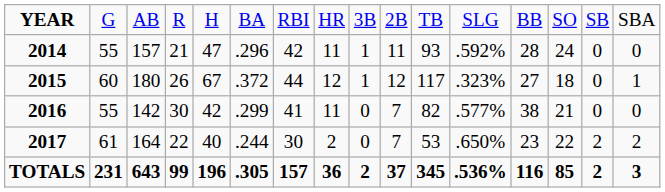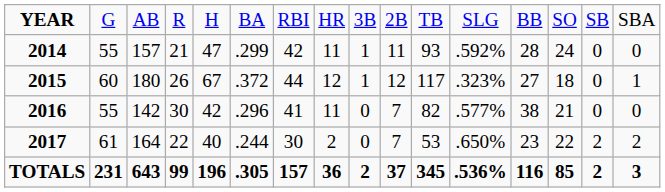(252, 50) .296 -> (252, 50) .299
(252, 111) .299 -> (252, 111) .296
